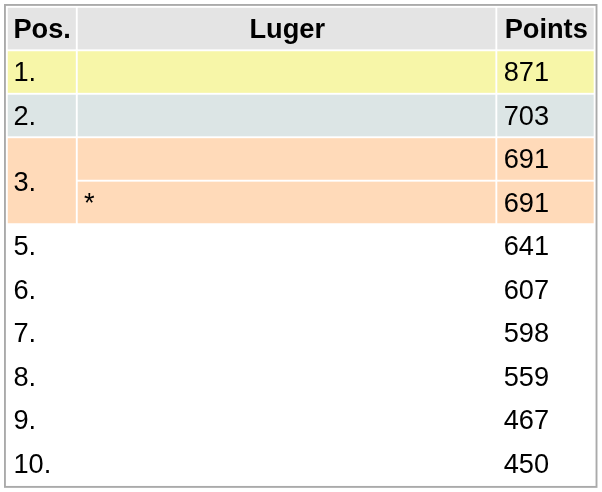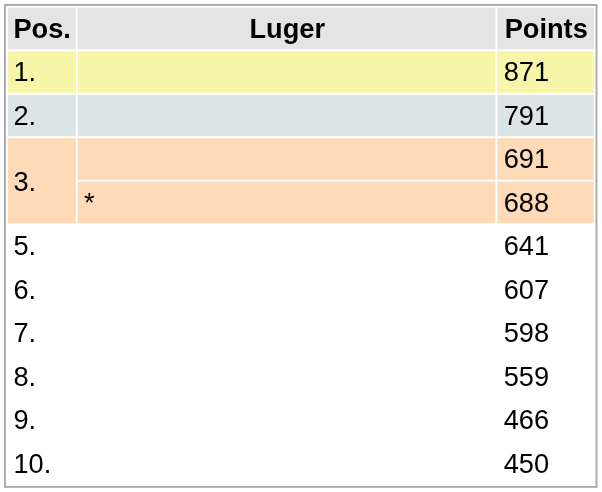(526, 116) 703 -> (526, 116) 791
(526, 202) 691 -> (526, 202) 688
(526, 420) 467 -> (526, 420) 466
